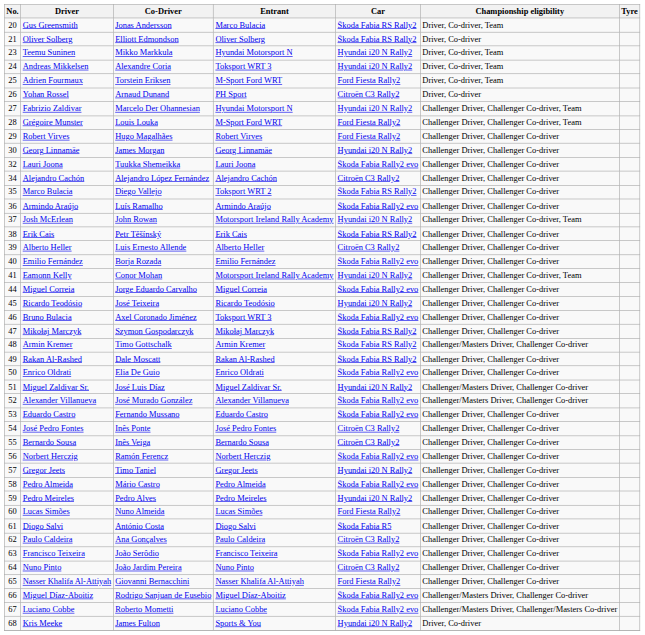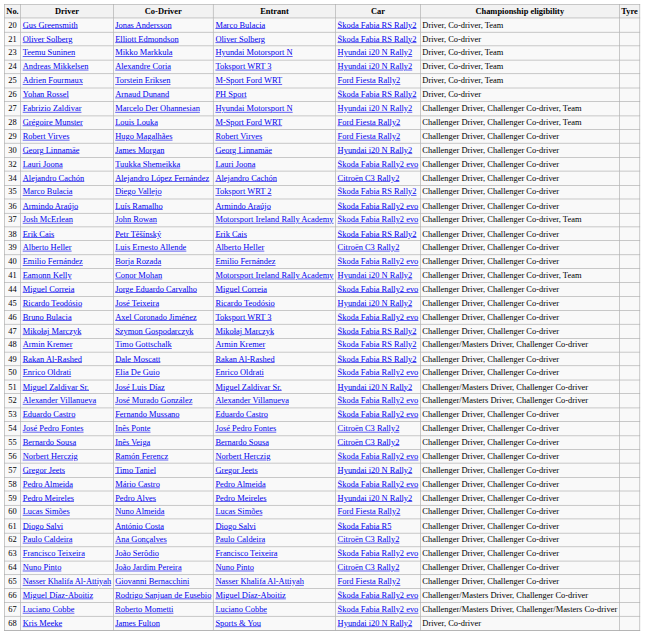(368, 94) Citroën C3 Rally2 -> (377, 94) Škoda Fabia RS Rally2
(375, 219) Hyundai i20 N Rally2 -> (378, 219) Škoda Fabia Rally2 evo
